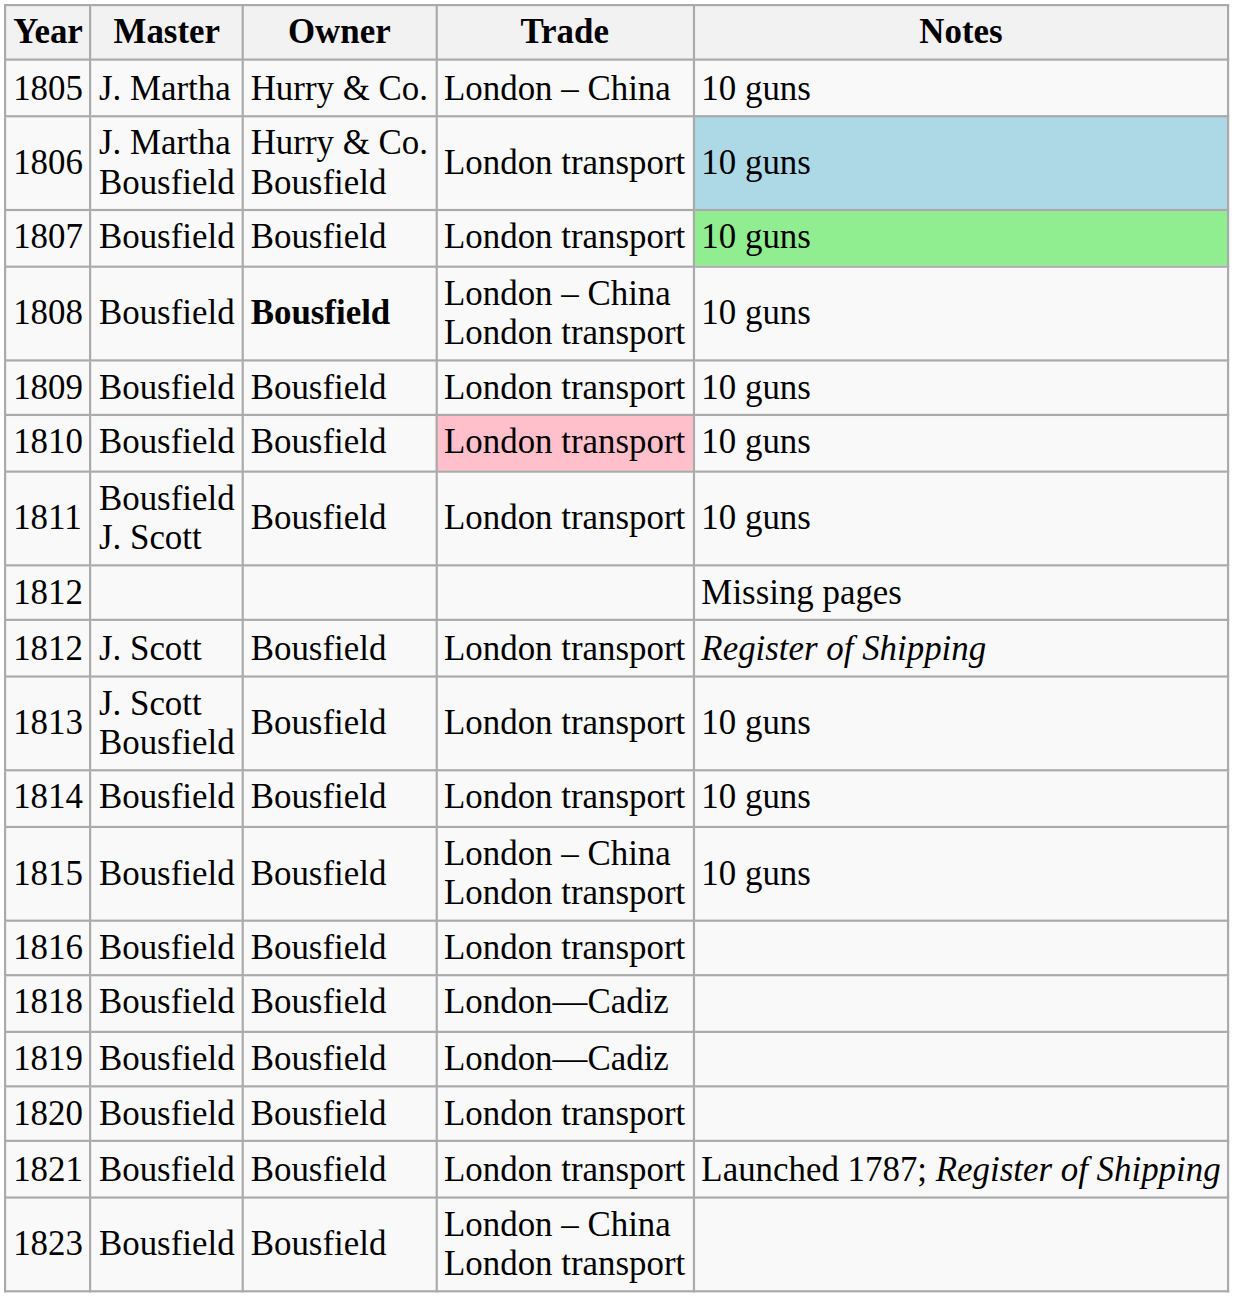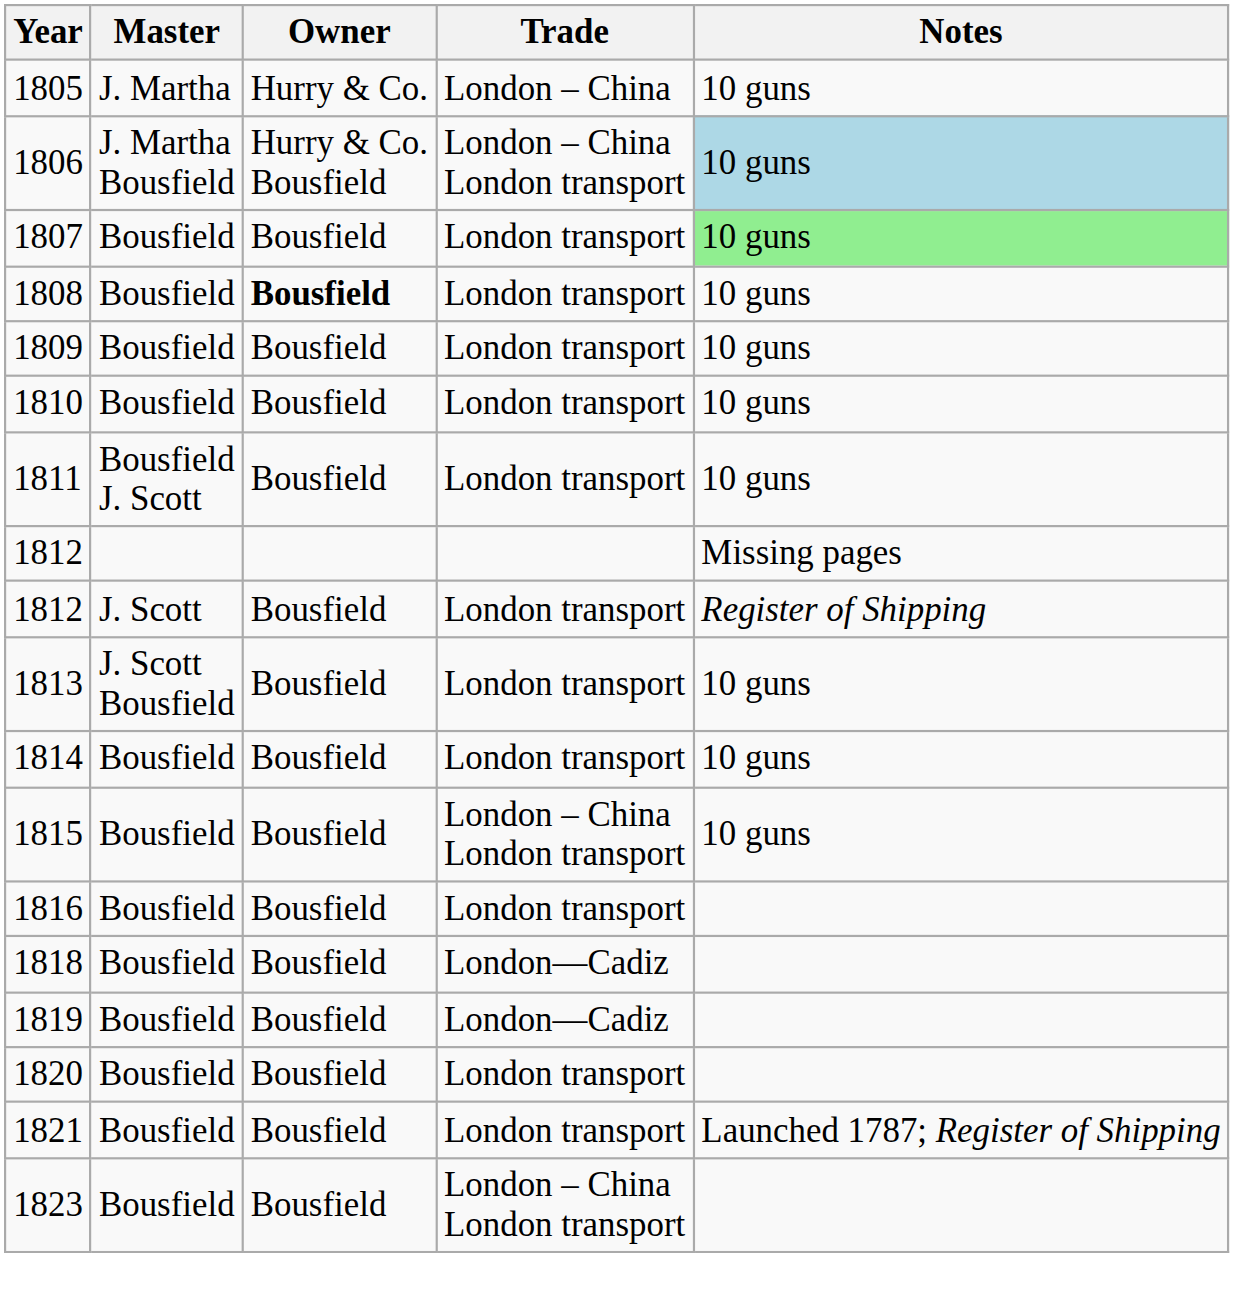(565, 162) London transport -> (565, 162) London – China London transport
(565, 312) London – China London transport -> (565, 292) London transport
(565, 442) pink background -> (565, 403) no background
